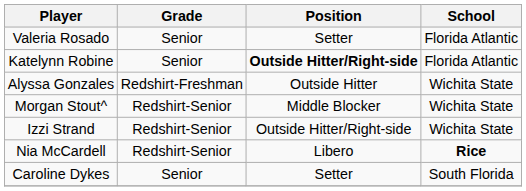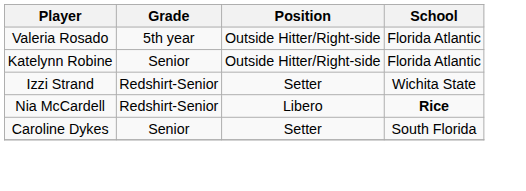(182, 39) Senior -> (169, 39) 5th year
(334, 39) Setter -> (303, 39) Outside Hitter/Right-side
(334, 61) bold -> (303, 61) normal
- row: (61, 84)
- row: (61, 106)
(334, 129) Outside Hitter/Right-side -> (303, 84) Setter
